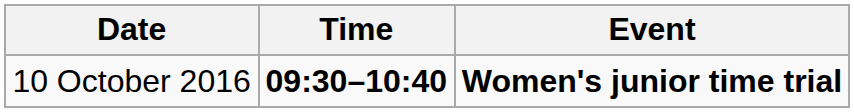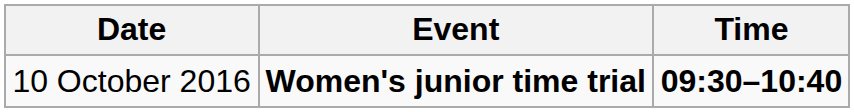columns swapped: (356, 29) <-> (652, 29)
